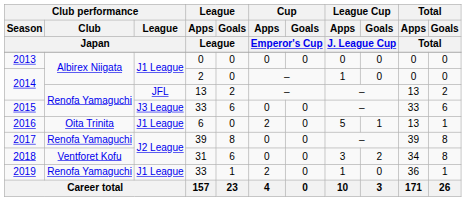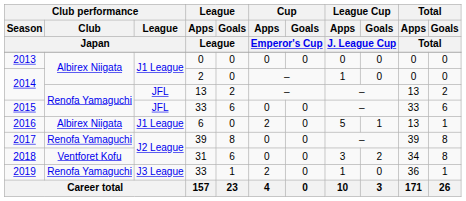(160, 108) J3 League -> (160, 108) JFL
(90, 124) Oita Trinita -> (90, 124) Albirex Niigata
(160, 172) J1 League -> (160, 172) J3 League
